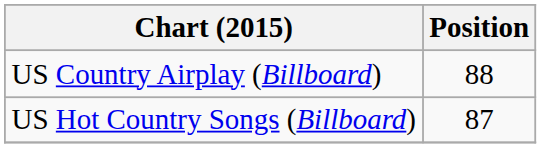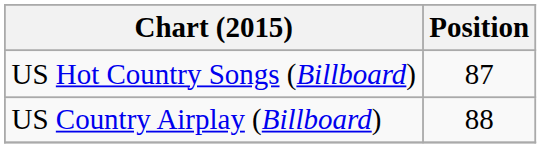rows swapped: (196, 73) <-> (214, 119)
